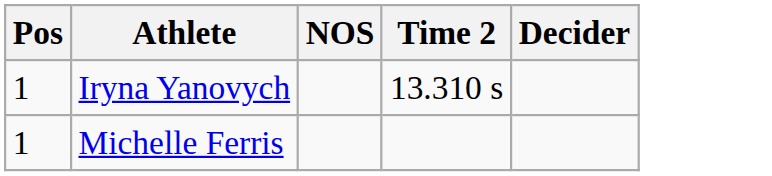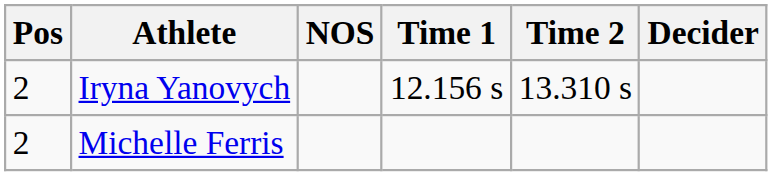+ column: (447, 32)
(21, 87) 1 -> (21, 87) 2
(21, 142) 1 -> (21, 142) 2
